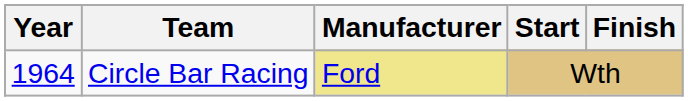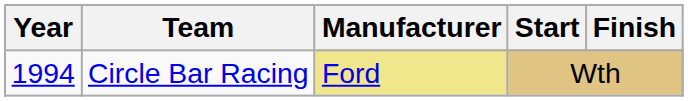(43, 73) 1964 -> (43, 73) 1994
